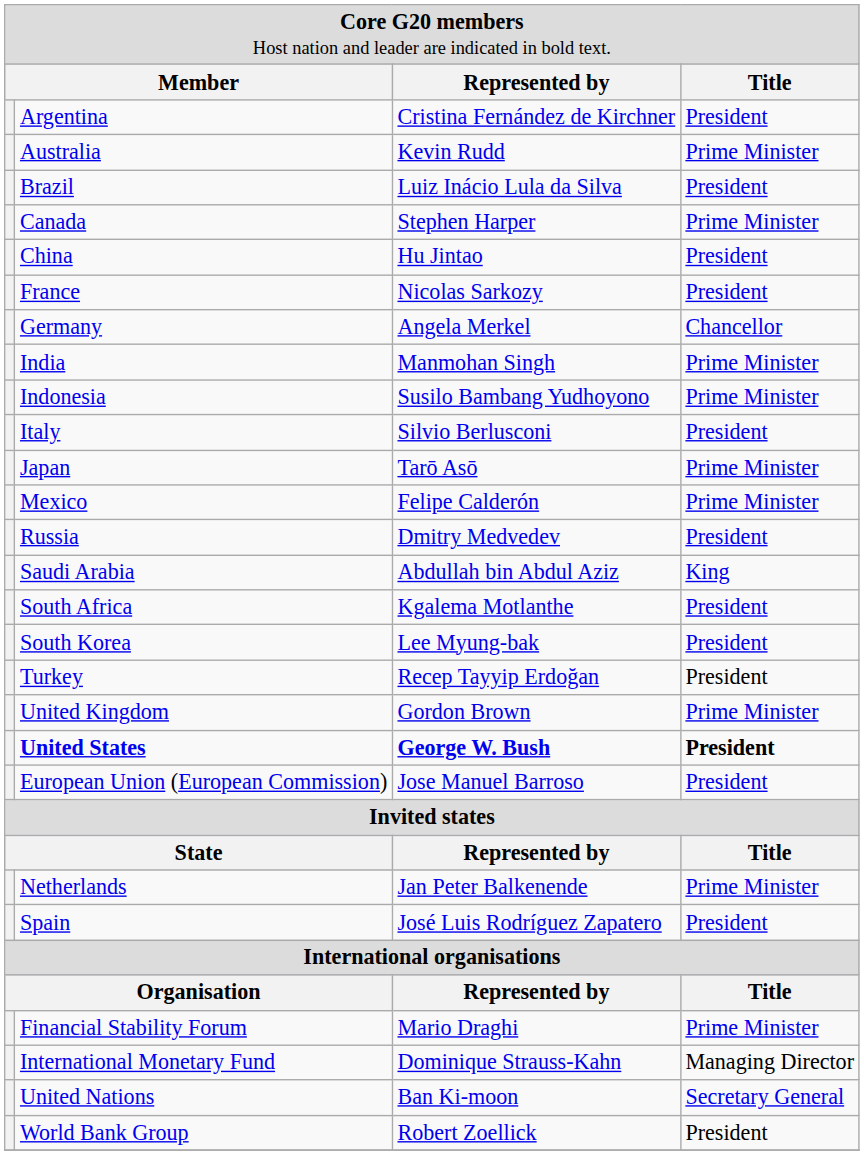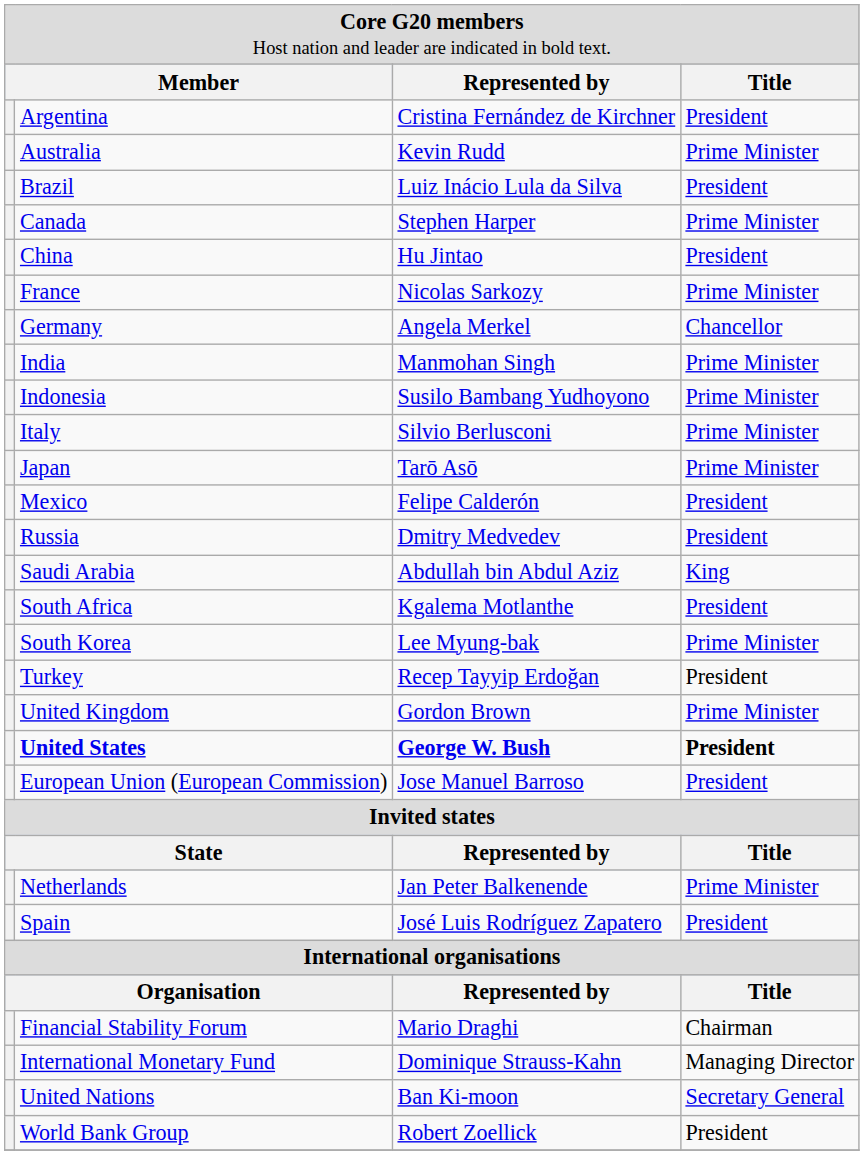(726, 291) President -> (752, 291) Prime Minister
(726, 432) President -> (752, 432) Prime Minister
(752, 502) Prime Minister -> (726, 502) President
(726, 642) President -> (752, 642) Prime Minister
(752, 1027) Prime Minister -> (729, 1027) Chairman
